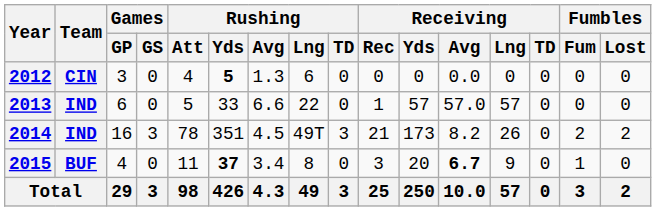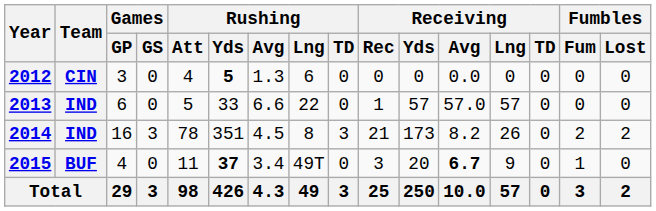(309, 134) 49T -> (309, 134) 8
(309, 163) 8 -> (309, 163) 49T
